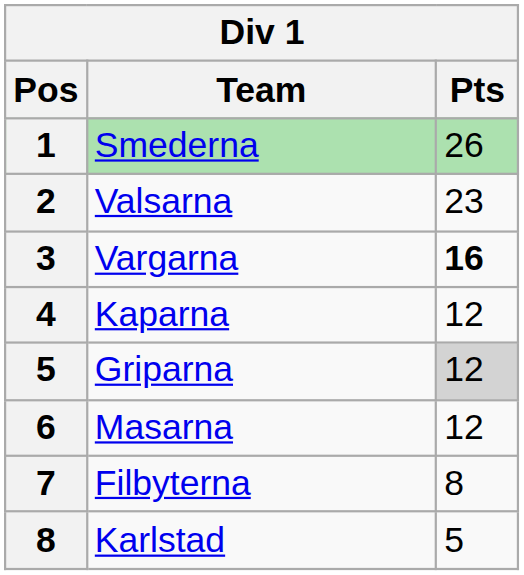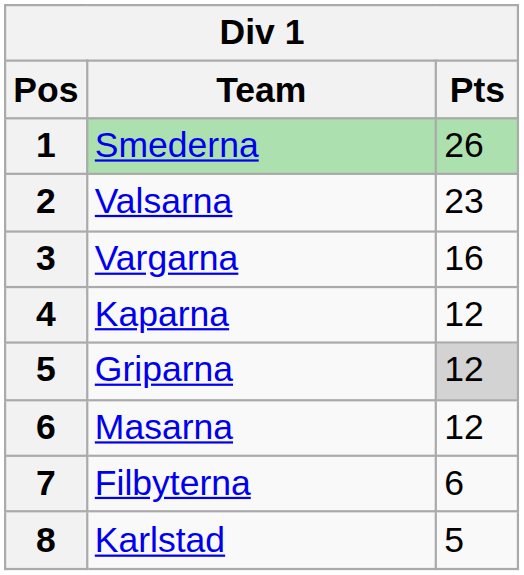(464, 257) bold -> (464, 257) normal
(454, 483) 8 -> (454, 483) 6
